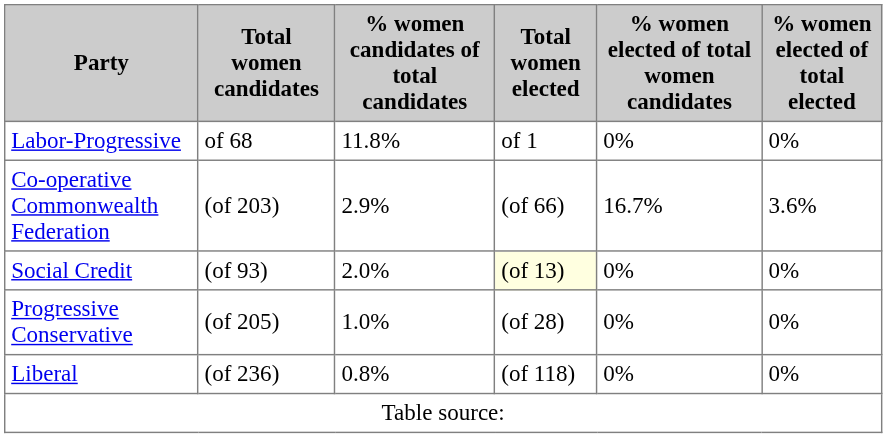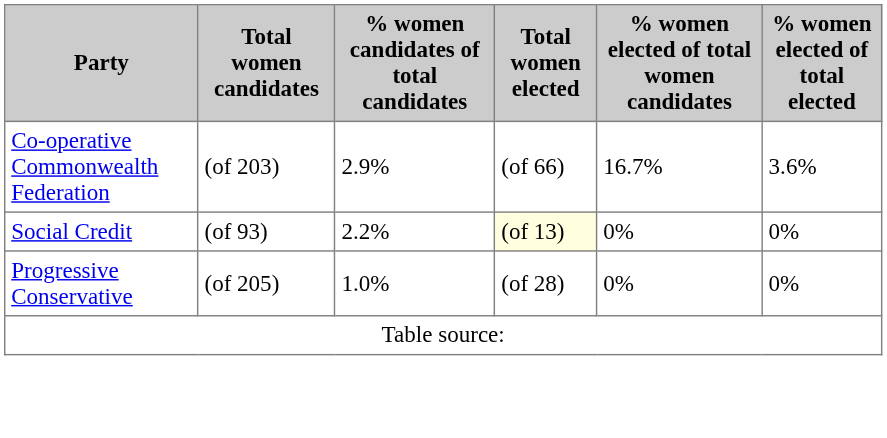- row: (96, 140)
(365, 270) 2.0% -> (365, 231) 2.2%
- row: (44, 373)
